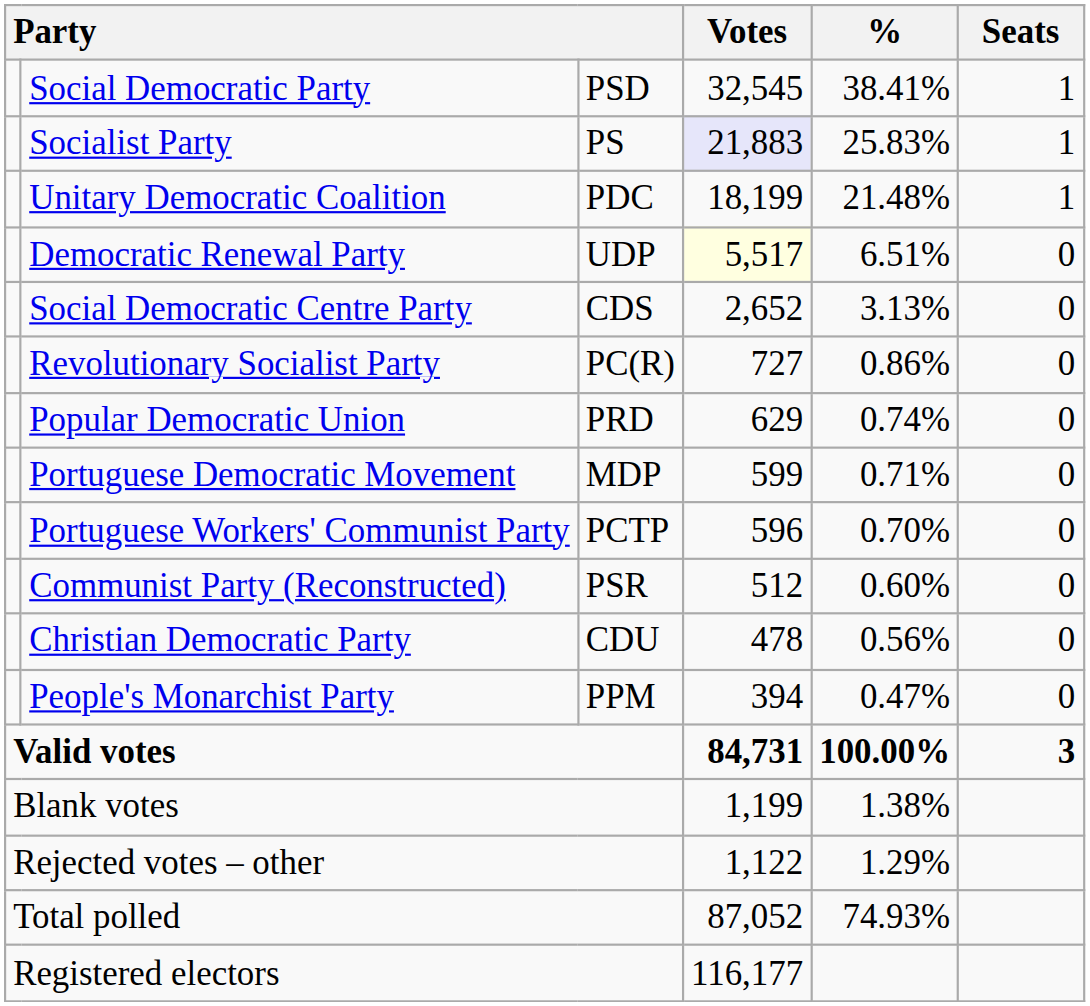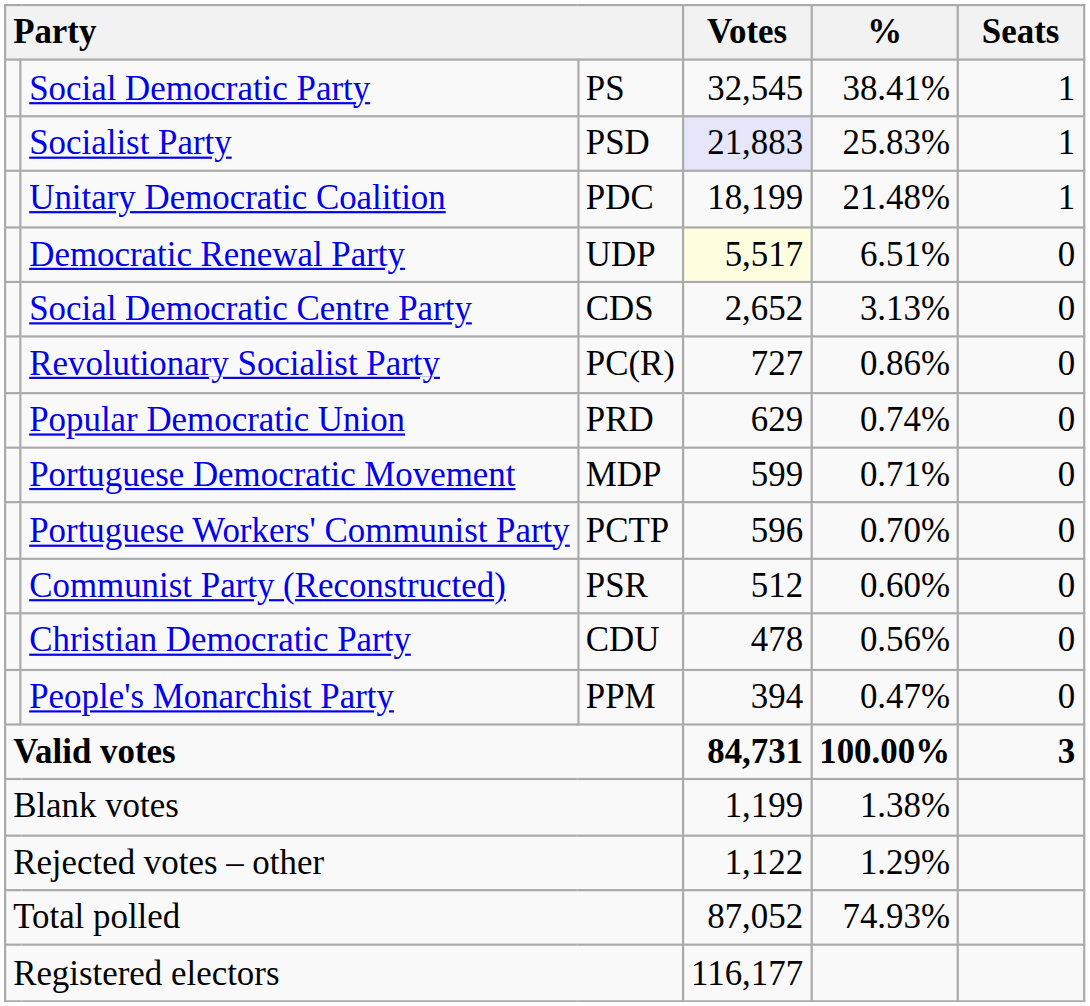(618, 87) PSD -> (605, 87) PS
(605, 142) PS -> (618, 142) PSD
